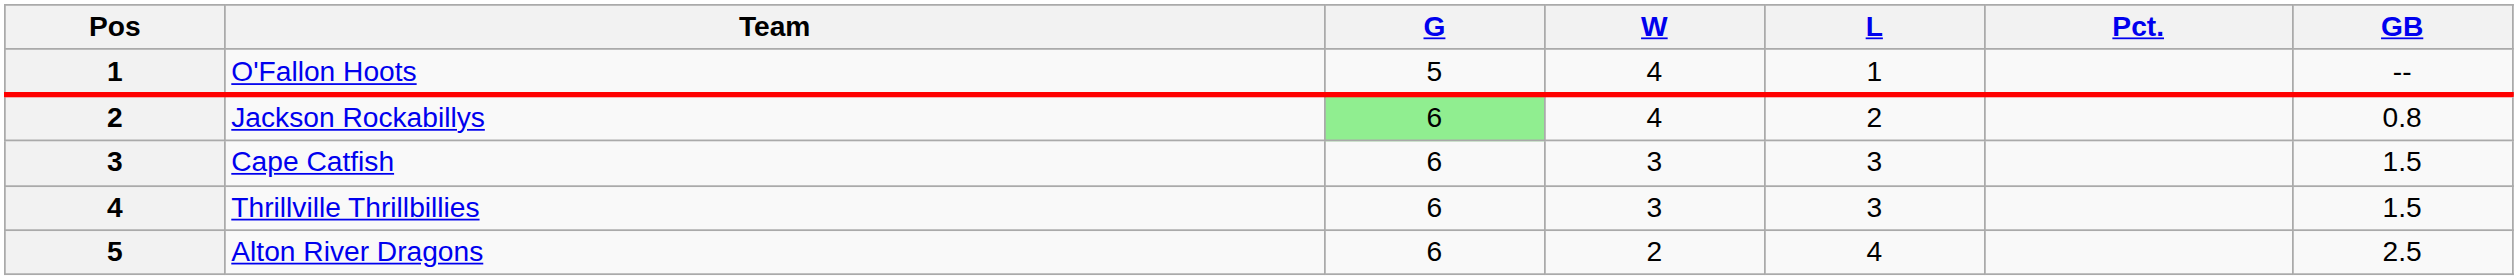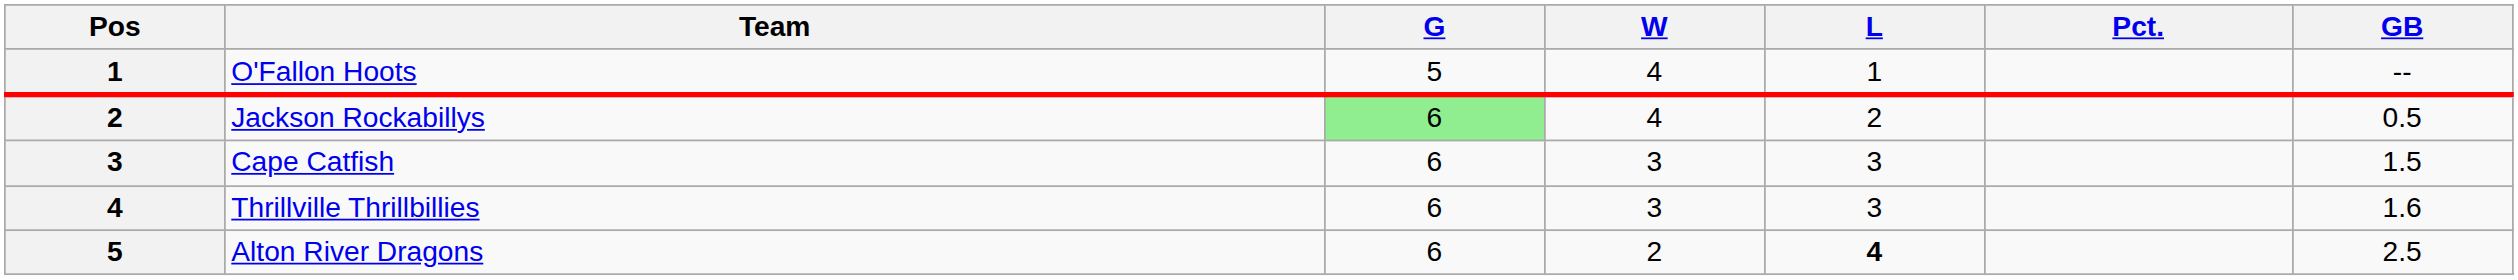(2402, 117) 0.8 -> (2402, 117) 0.5
(2402, 207) 1.5 -> (2402, 207) 1.6
(1874, 251) normal -> (1874, 251) bold
